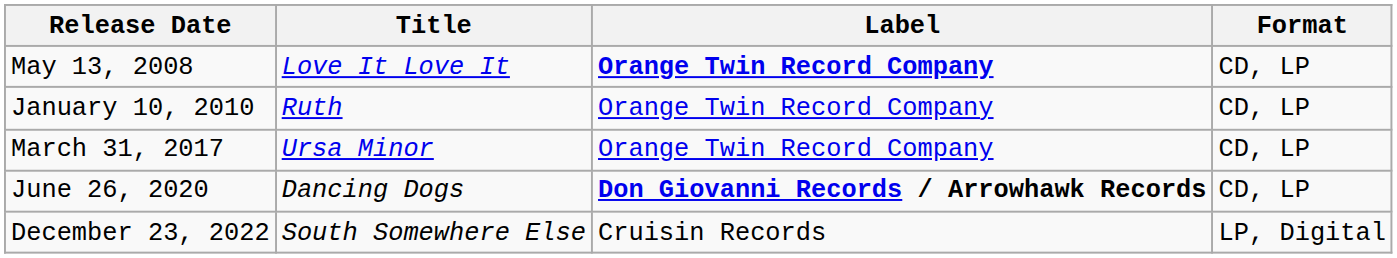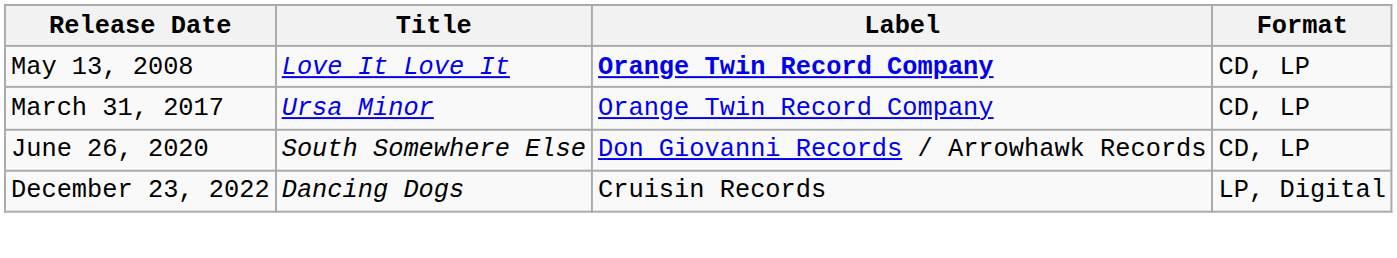- row: (133, 108)
(373, 191) Dancing Dogs -> (434, 150) South Somewhere Else
(902, 191) bold -> (902, 150) normal
(434, 232) South Somewhere Else -> (373, 191) Dancing Dogs
